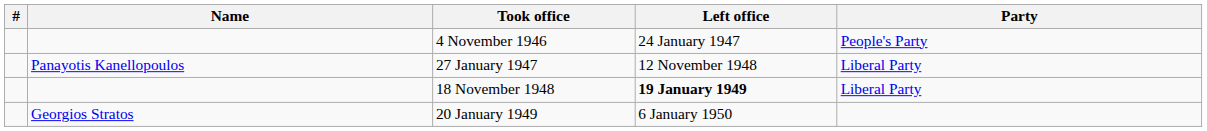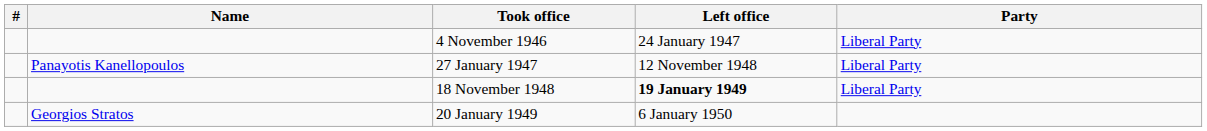(884, 41) People's Party -> (881, 41) Liberal Party
